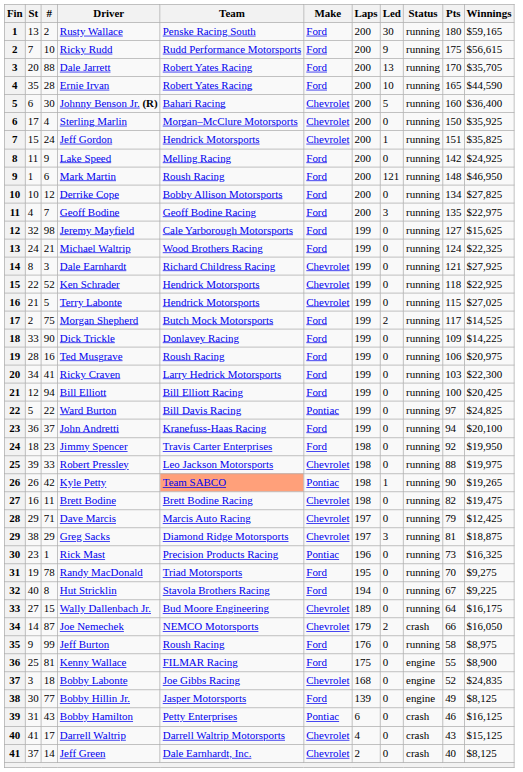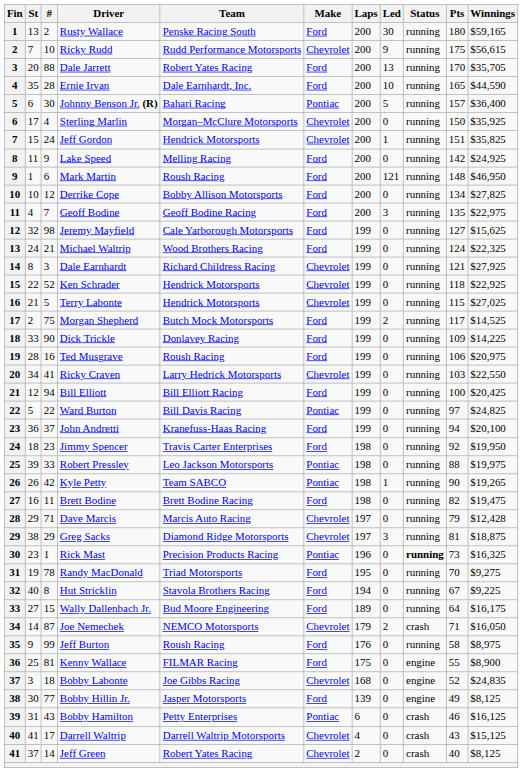(317, 49) Ford -> (328, 49) Chevrolet
(208, 85) Robert Yates Racing -> (207, 85) Dale Earnhardt, Inc.
(328, 103) Chevrolet -> (323, 103) Pontiac
(453, 103) 160 -> (457, 103) 157
(317, 374) Ford -> (328, 374) Chevrolet
(484, 374) $22,300 -> (488, 374) $22,550
(328, 464) Chevrolet -> (323, 464) Pontiac
(194, 482) lightsalmon background -> (194, 482) no background
(328, 500) Chevrolet -> (317, 500) Ford
(484, 518) $12,425 -> (488, 518) $12,428
(423, 555) normal -> (425, 555) bold
(328, 609) Chevrolet -> (317, 609) Ford
(451, 627) 66 -> (454, 627) 71
(207, 753) Dale Earnhardt, Inc. -> (208, 753) Robert Yates Racing
